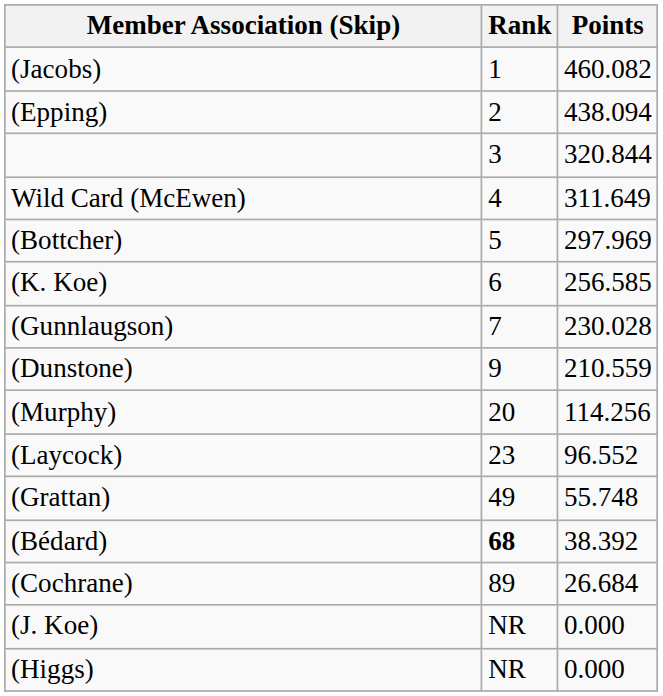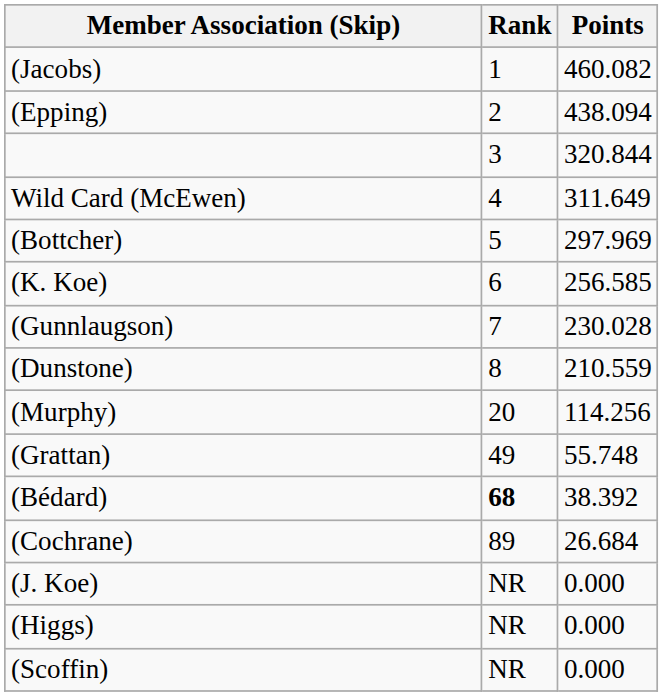(495, 369) 9 -> (495, 369) 8
- row: (67, 454)
+ row: (60, 669)
